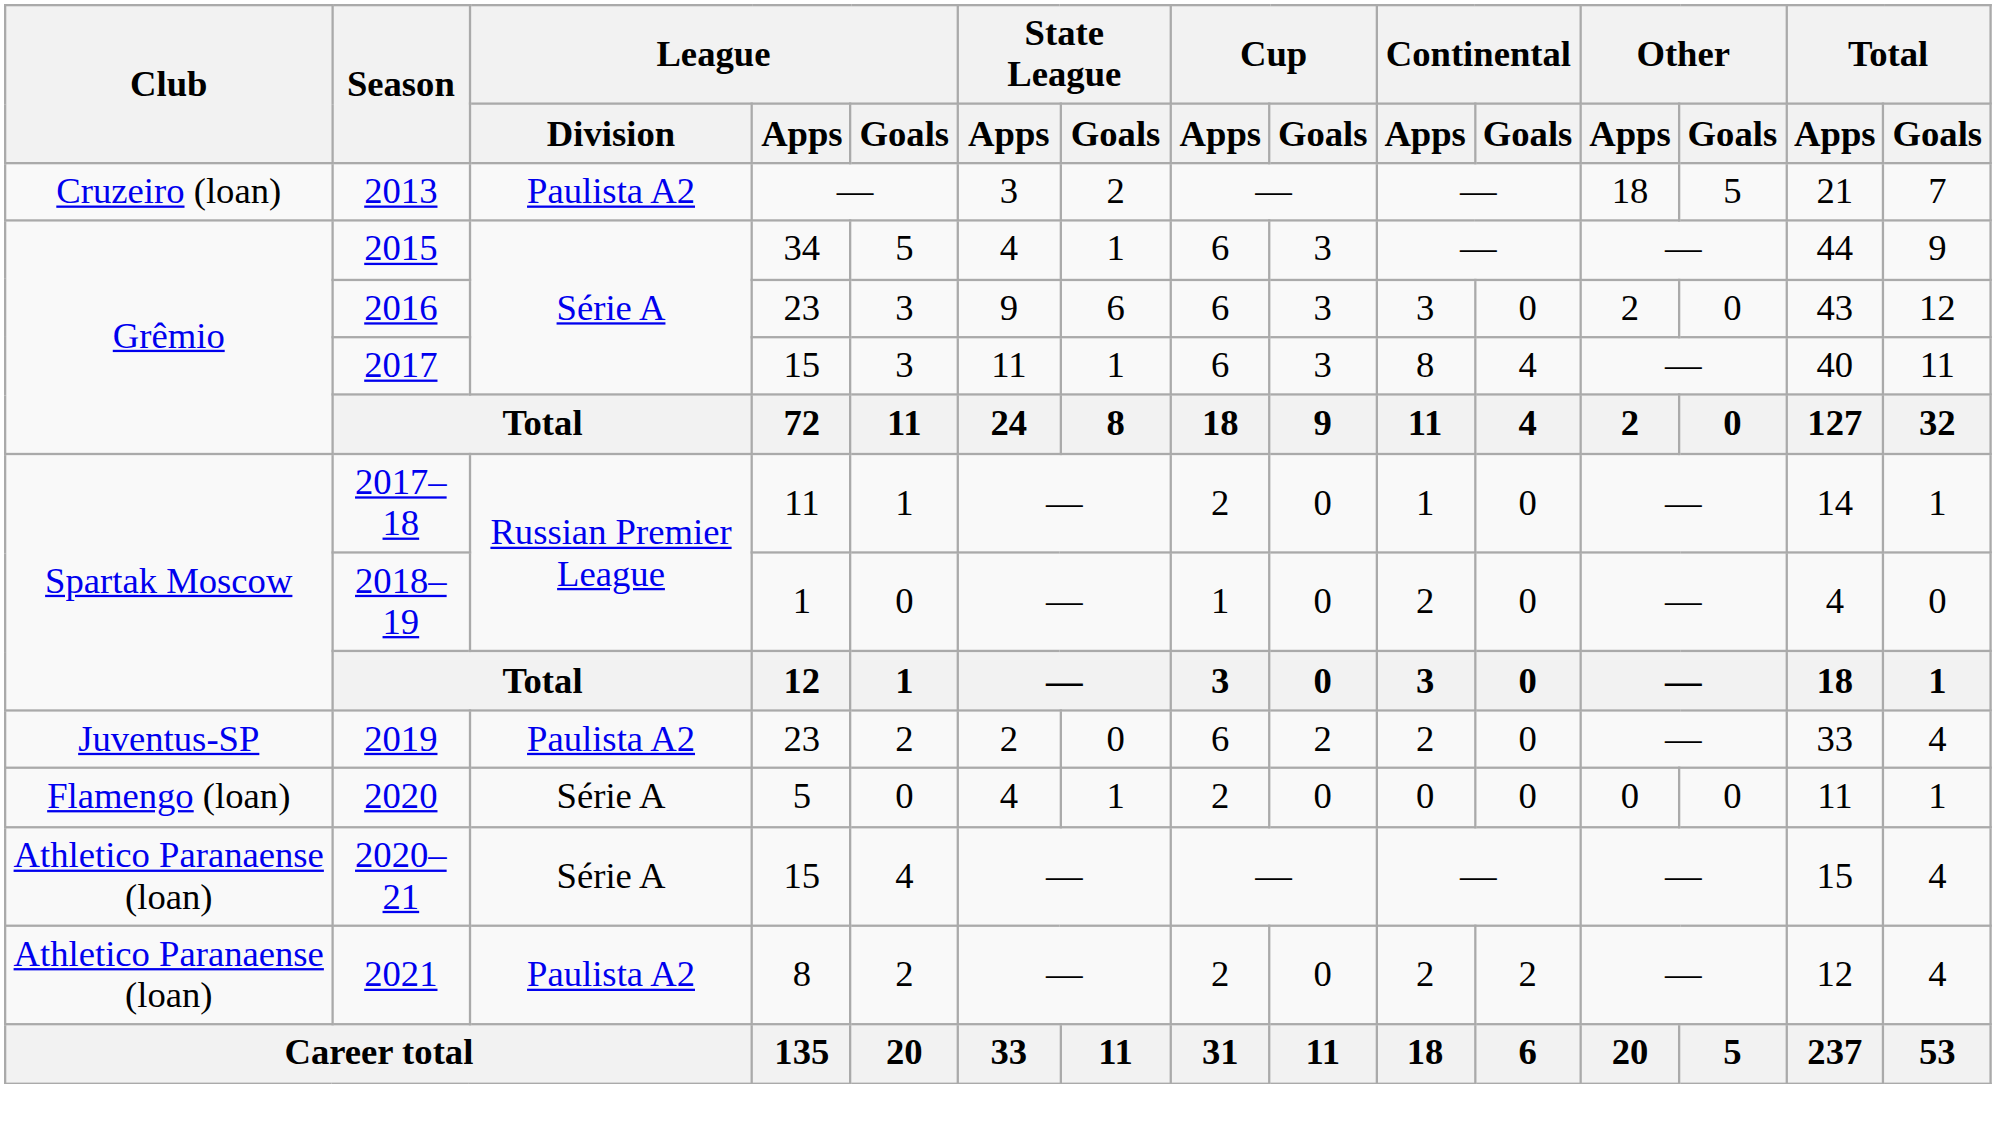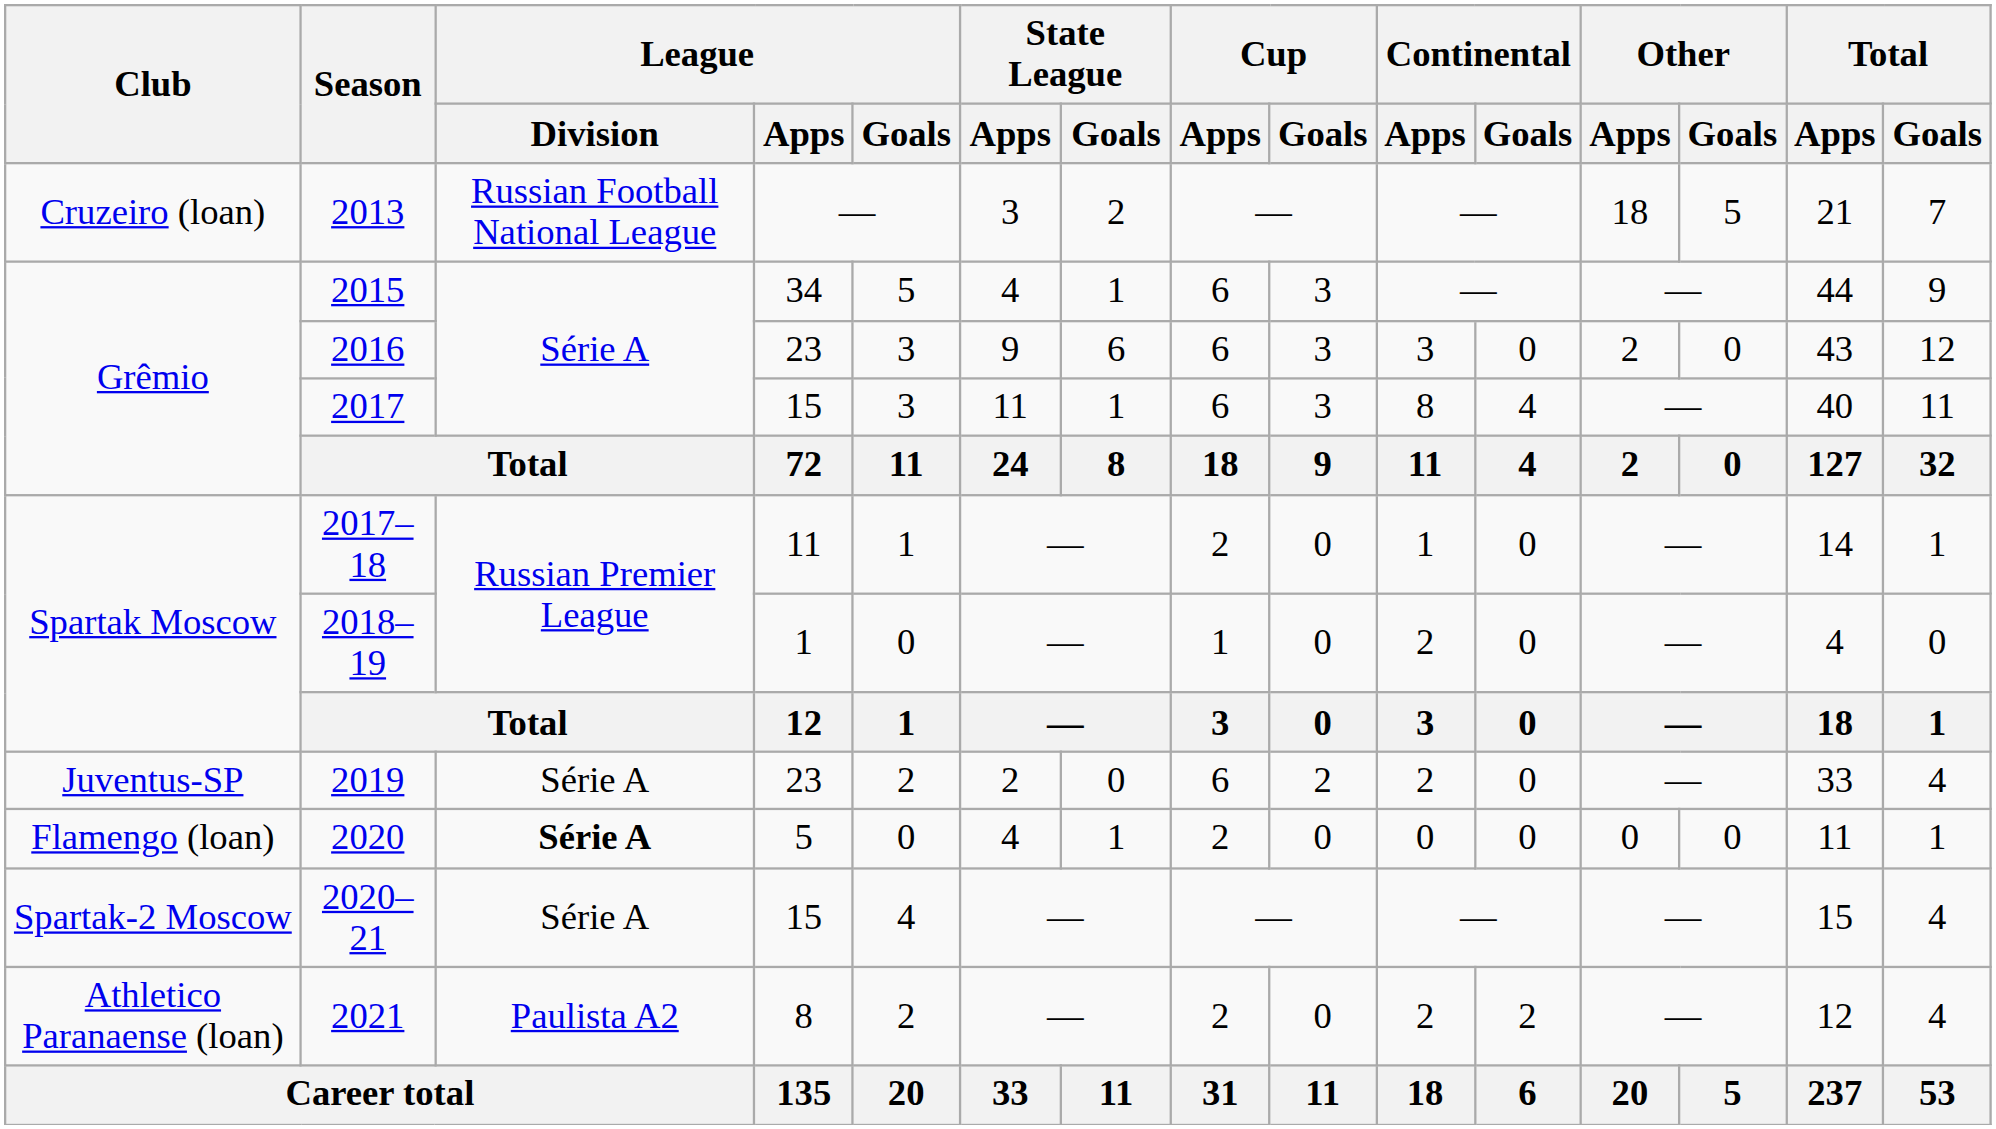(611, 190) Paulista A2 -> (595, 211) Russian Football National League
(611, 738) Paulista A2 -> (595, 779) Série A
(611, 796) normal -> (595, 837) bold
(169, 875) Athletico Paranaense (loan) -> (153, 916) Spartak-2 Moscow
